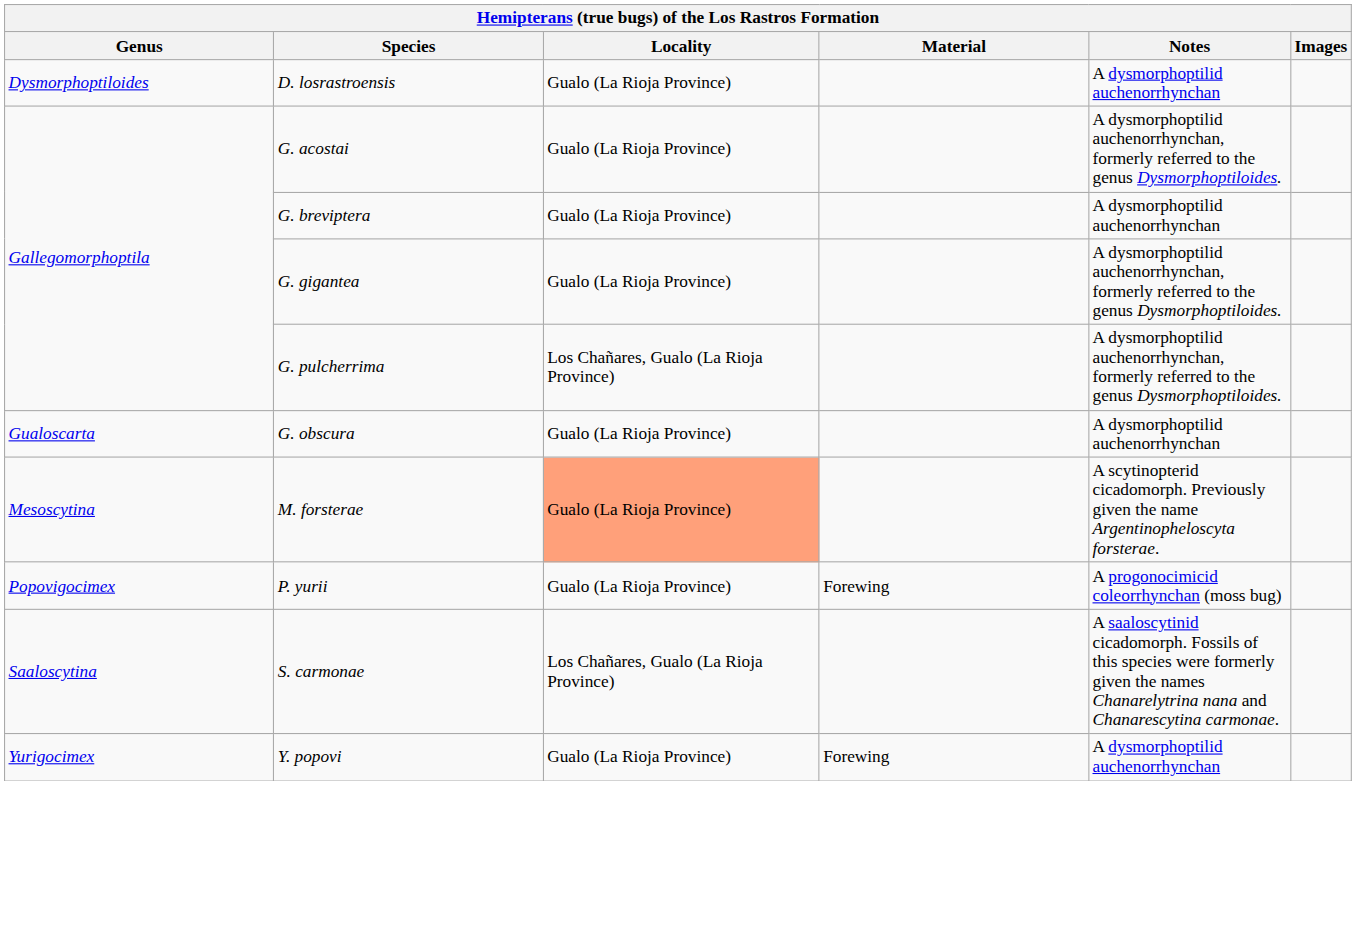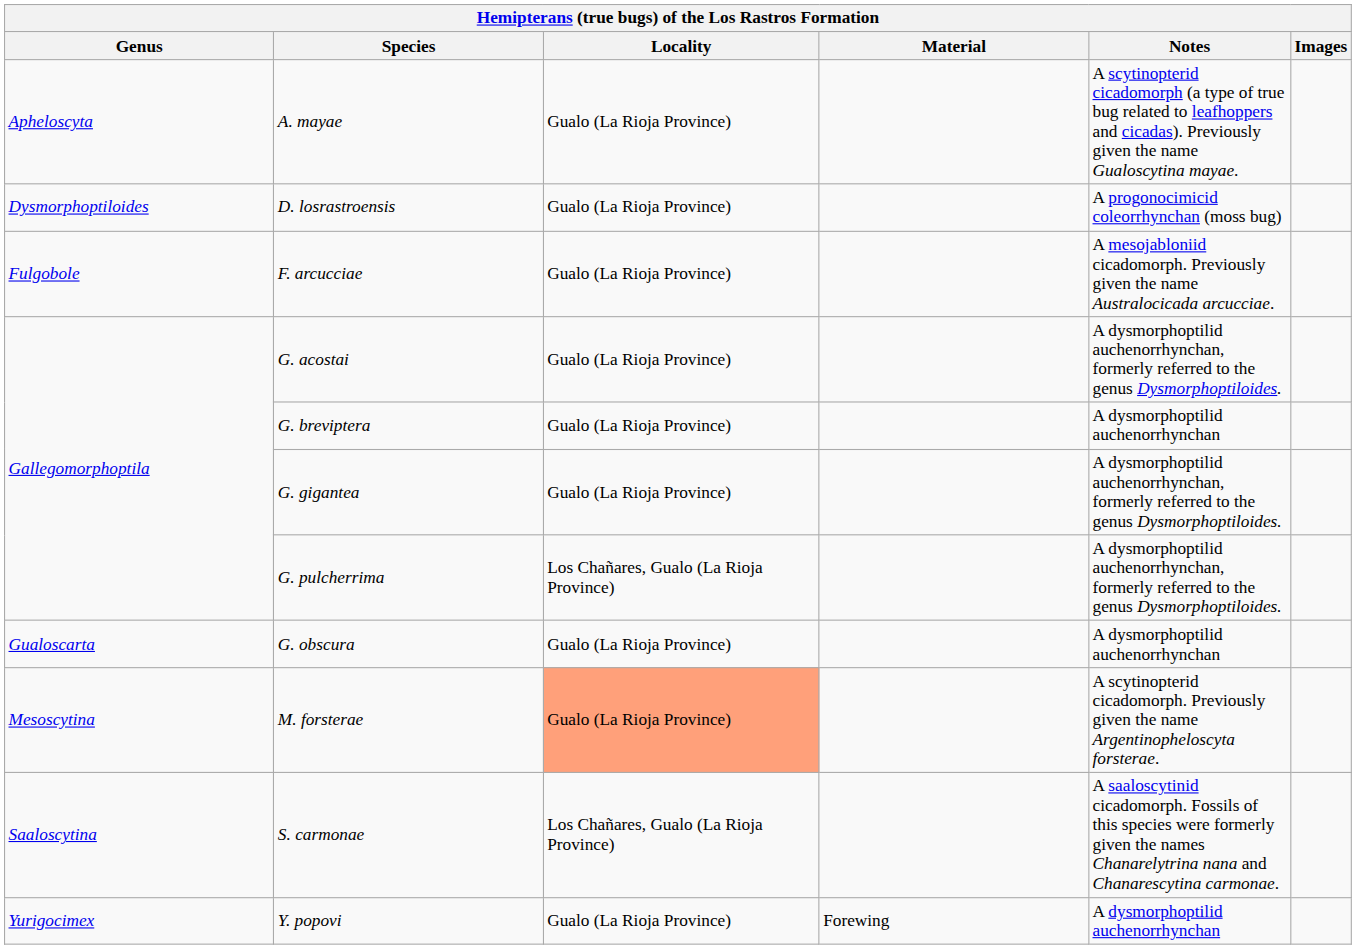+ row: (310, 121)
(1158, 82) A dysmorphoptilid auchenorrhynchan -> (1187, 207) A progonocimicid coleorrhynchan (moss bug)
+ row: (320, 273)
- row: (303, 585)
